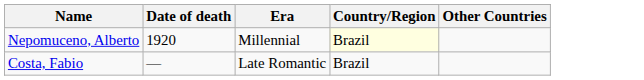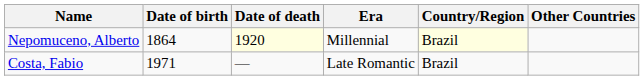+ column: (187, 16)
(161, 39) no background -> (250, 39) lightyellow background
